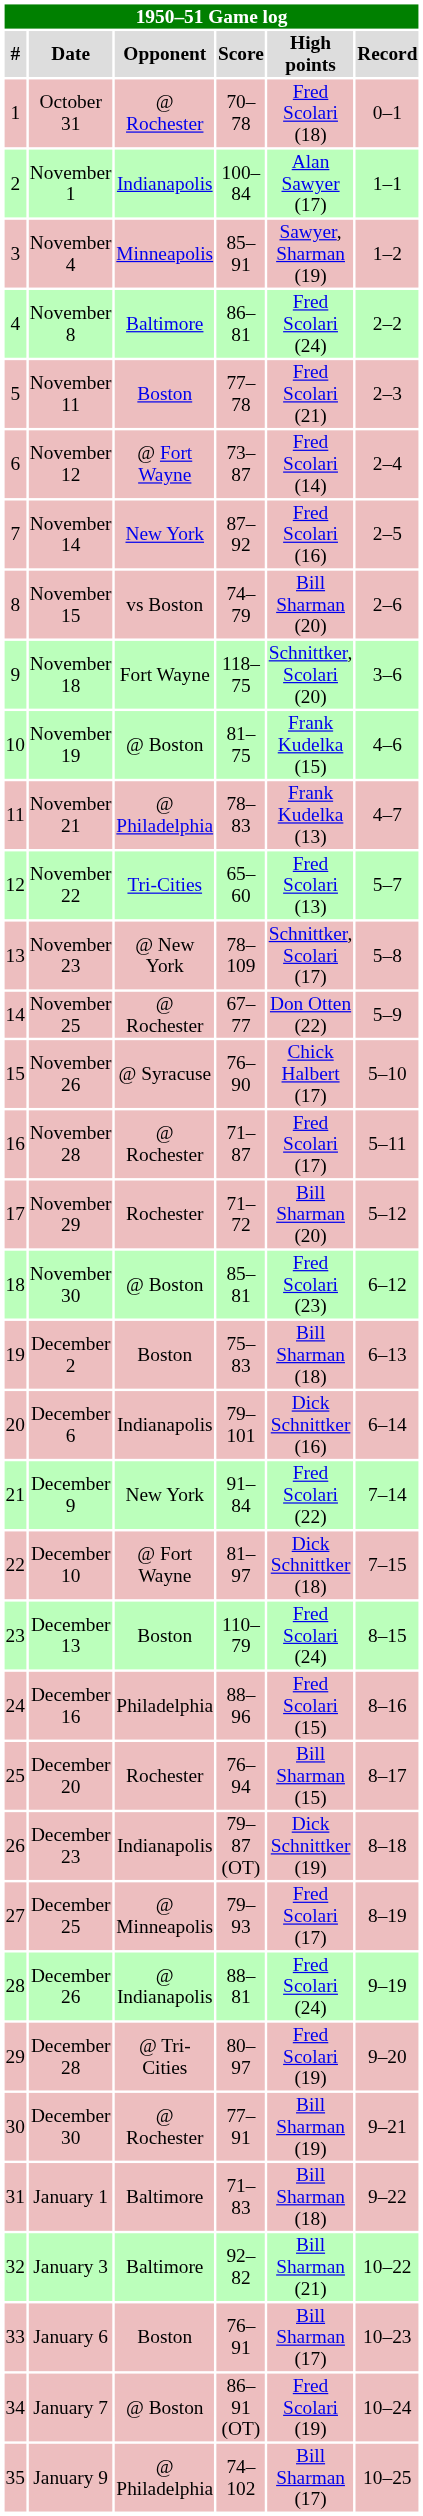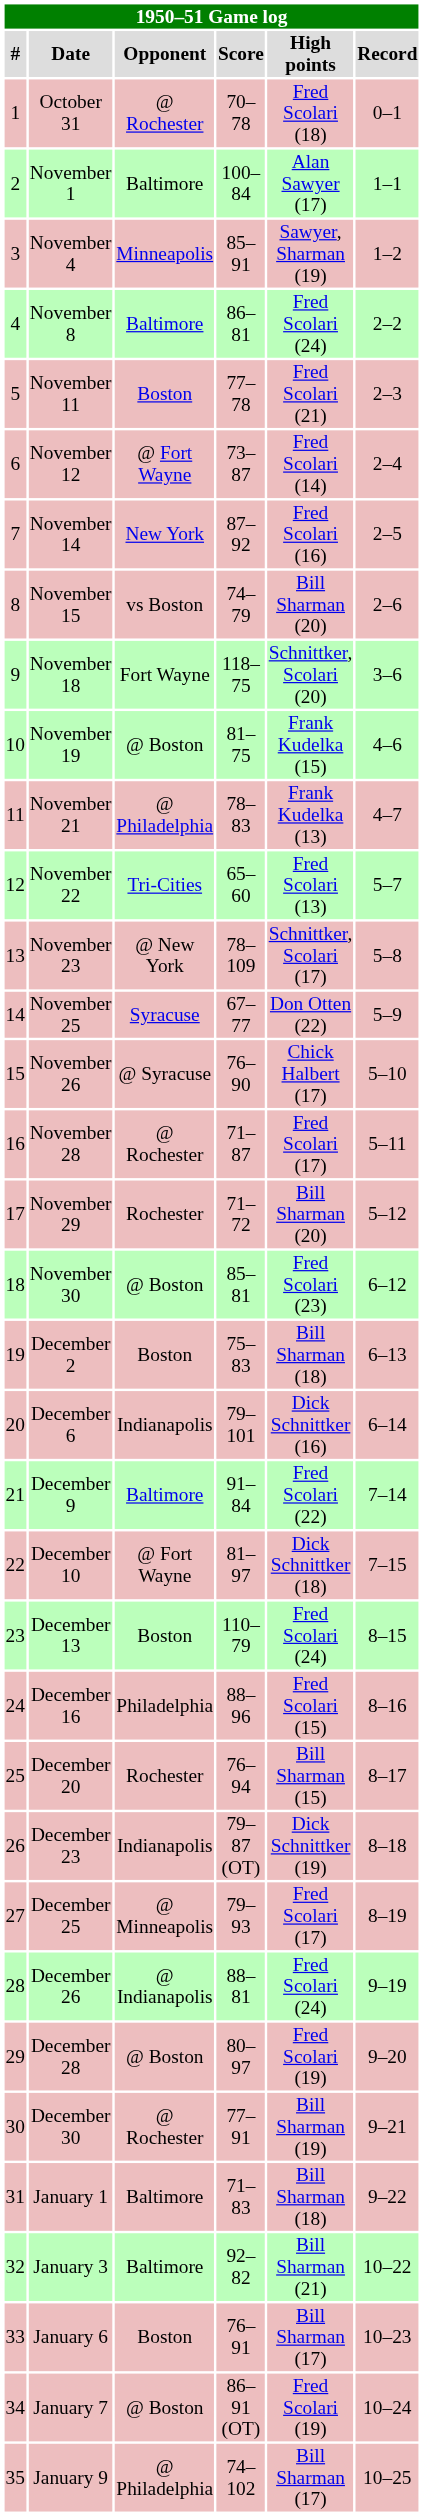(165, 183) Indianapolis -> (165, 183) Baltimore
(165, 1014) @ Rochester -> (165, 1014) Syracuse
(165, 1495) New York -> (165, 1495) Baltimore
(165, 2056) @ Tri-Cities -> (165, 2056) @ Boston
